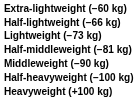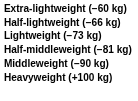- row: (69, 78)
